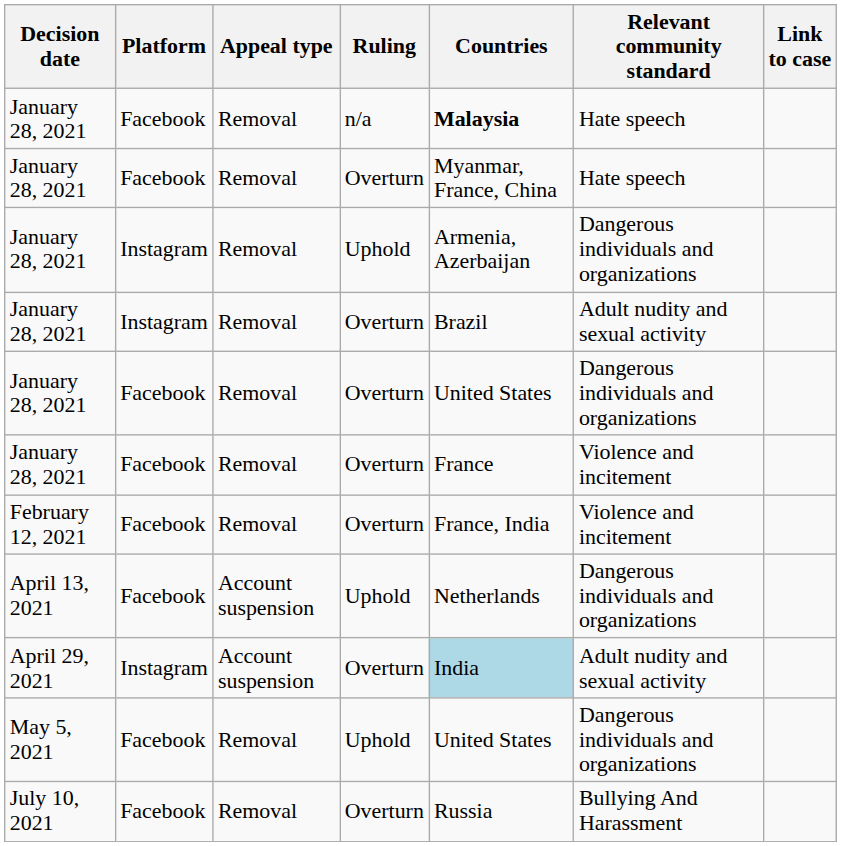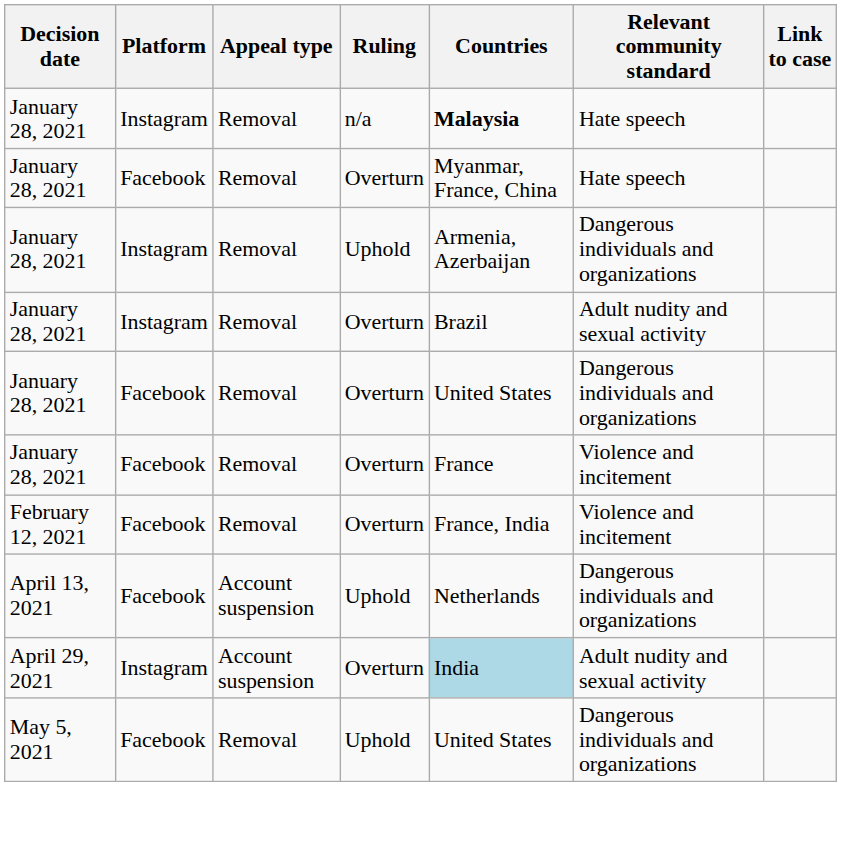(163, 118) Facebook -> (164, 118) Instagram
- row: (44, 811)
